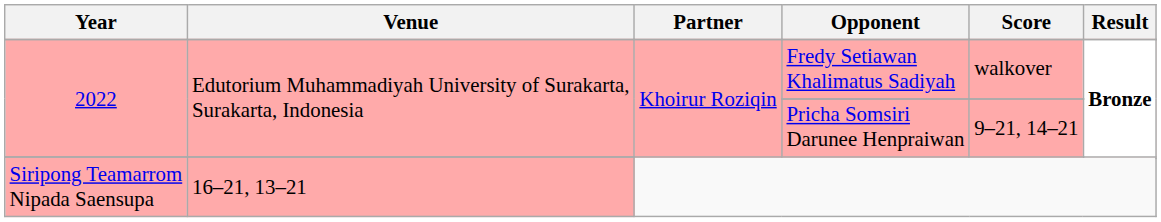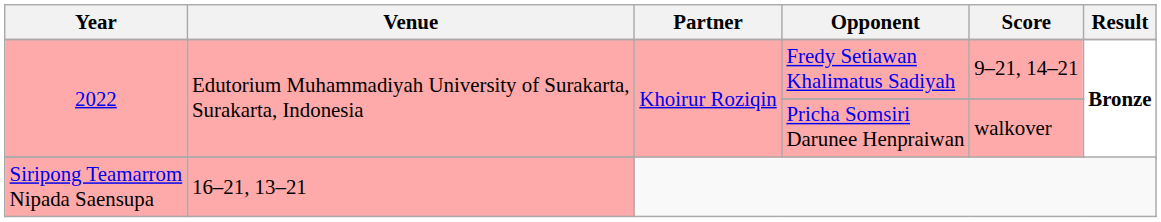(1013, 68) walkover -> (1026, 68) 9–21, 14–21
(1026, 127) 9–21, 14–21 -> (1013, 127) walkover
